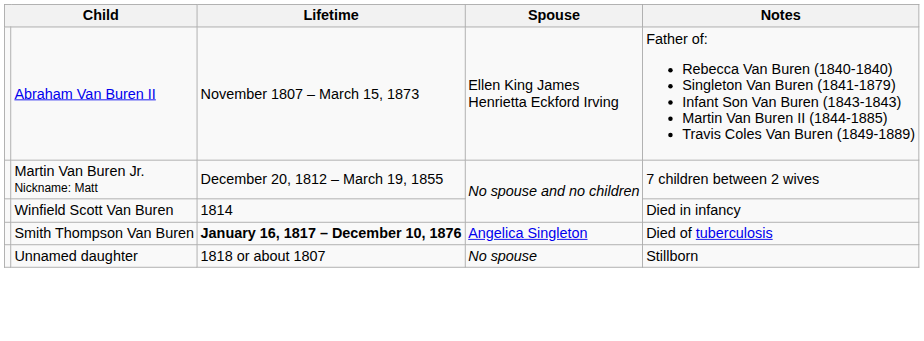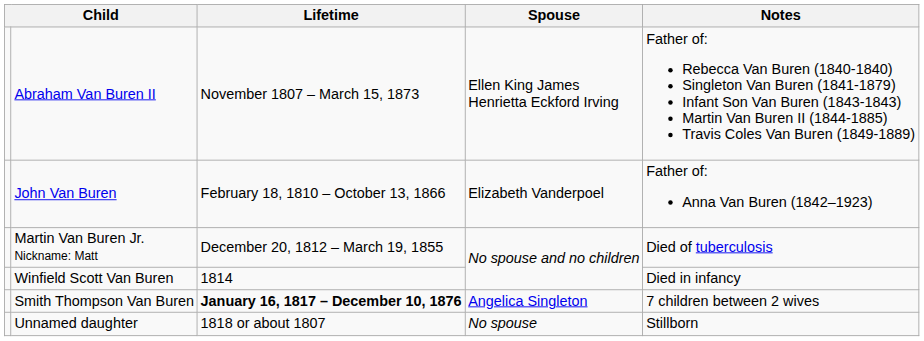+ row: (66, 193)
(733, 179) 7 children between 2 wives -> (709, 247) Died of tuberculosis
(709, 233) Died of tuberculosis -> (733, 301) 7 children between 2 wives
